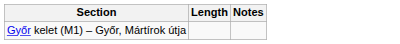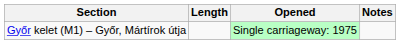+ column: (295, 13)
